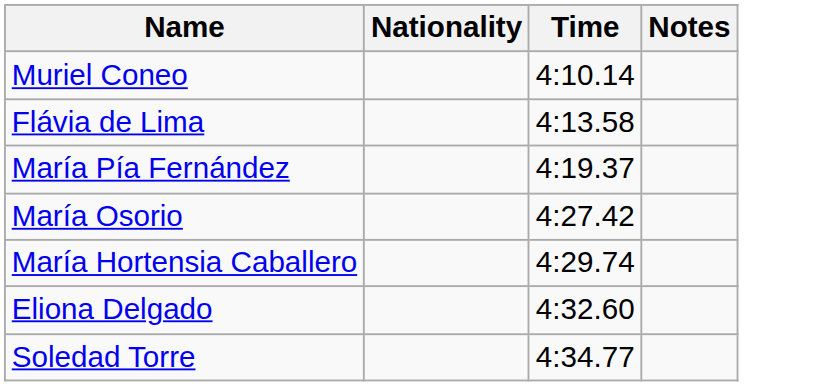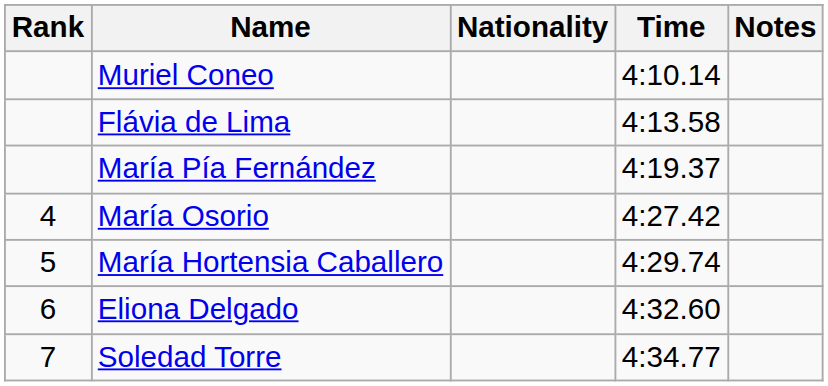+ column: (48, 27)
